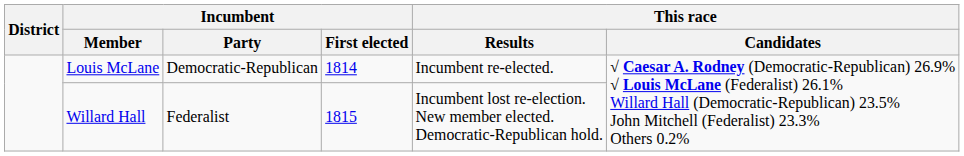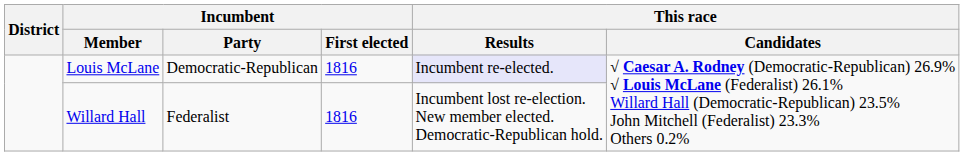(341, 68) 1814 -> (341, 68) 1816
(485, 68) no background -> (485, 68) lavender background
(341, 117) 1815 -> (341, 117) 1816
